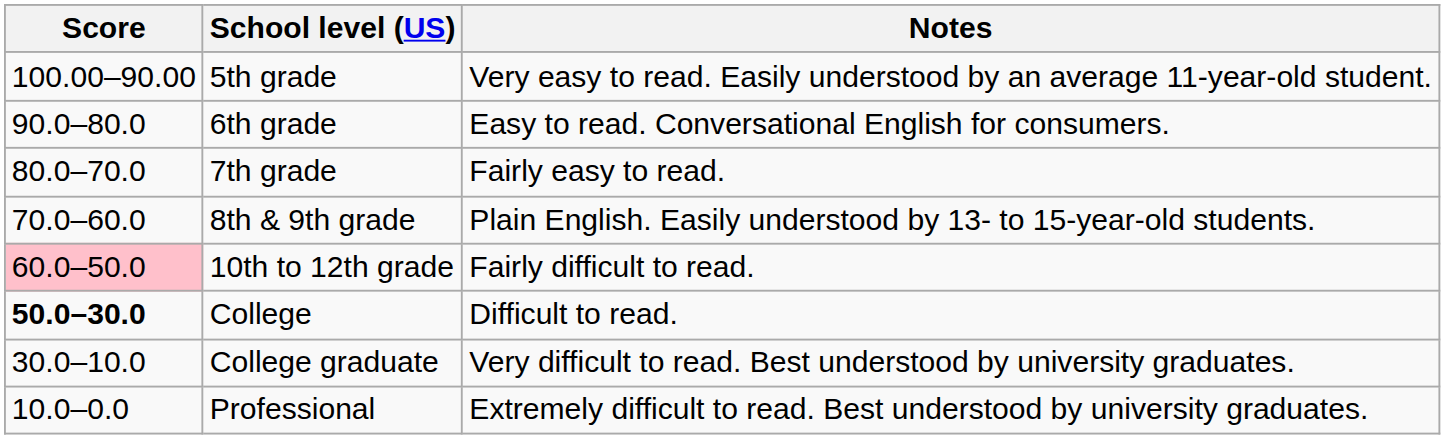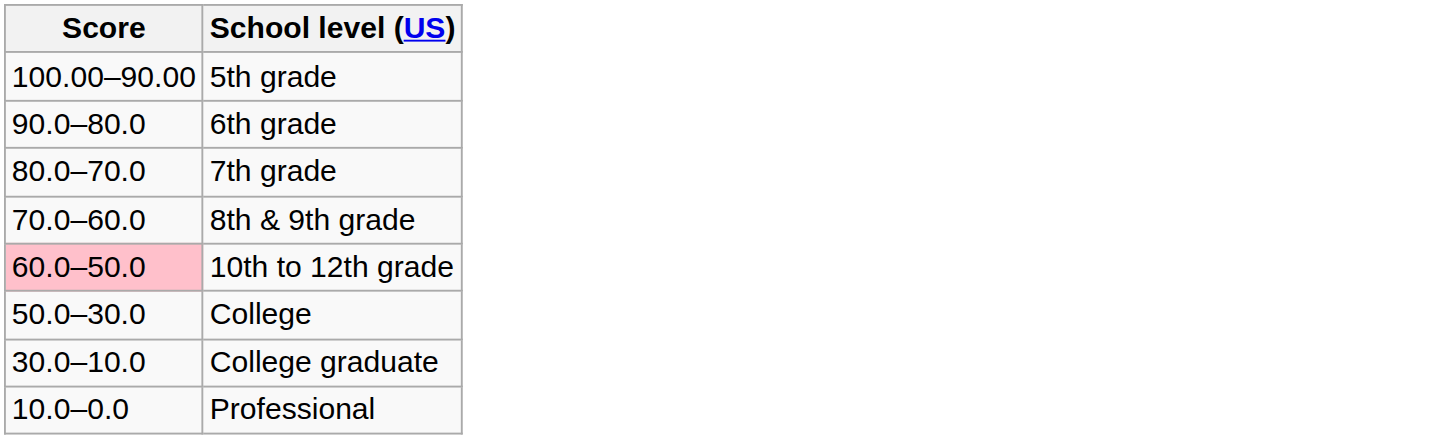- column: (951, 28)
(79, 314) bold -> (79, 314) normal
